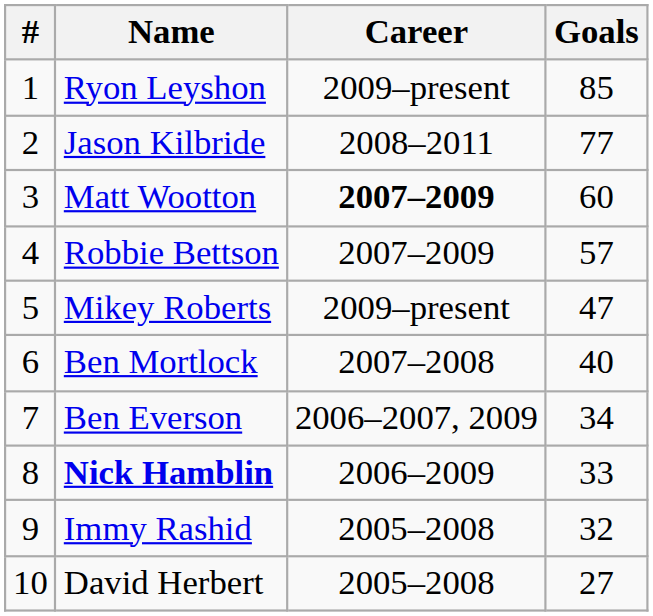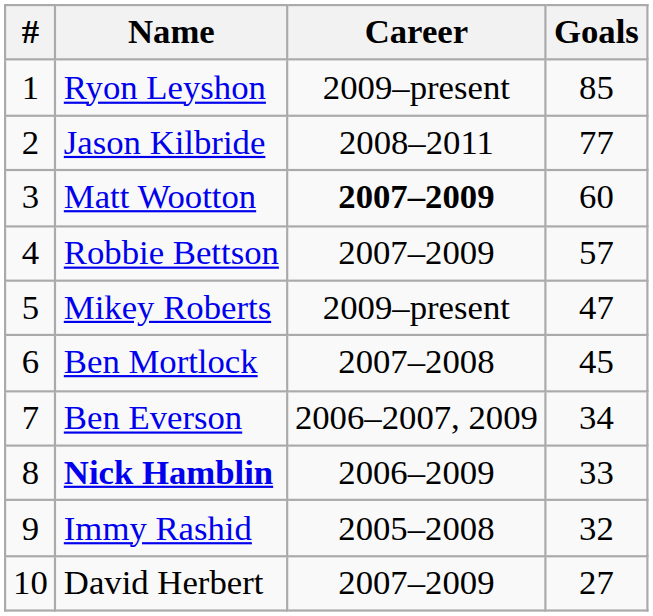(596, 362) 40 -> (596, 362) 45
(416, 582) 2005–2008 -> (416, 582) 2007–2009
